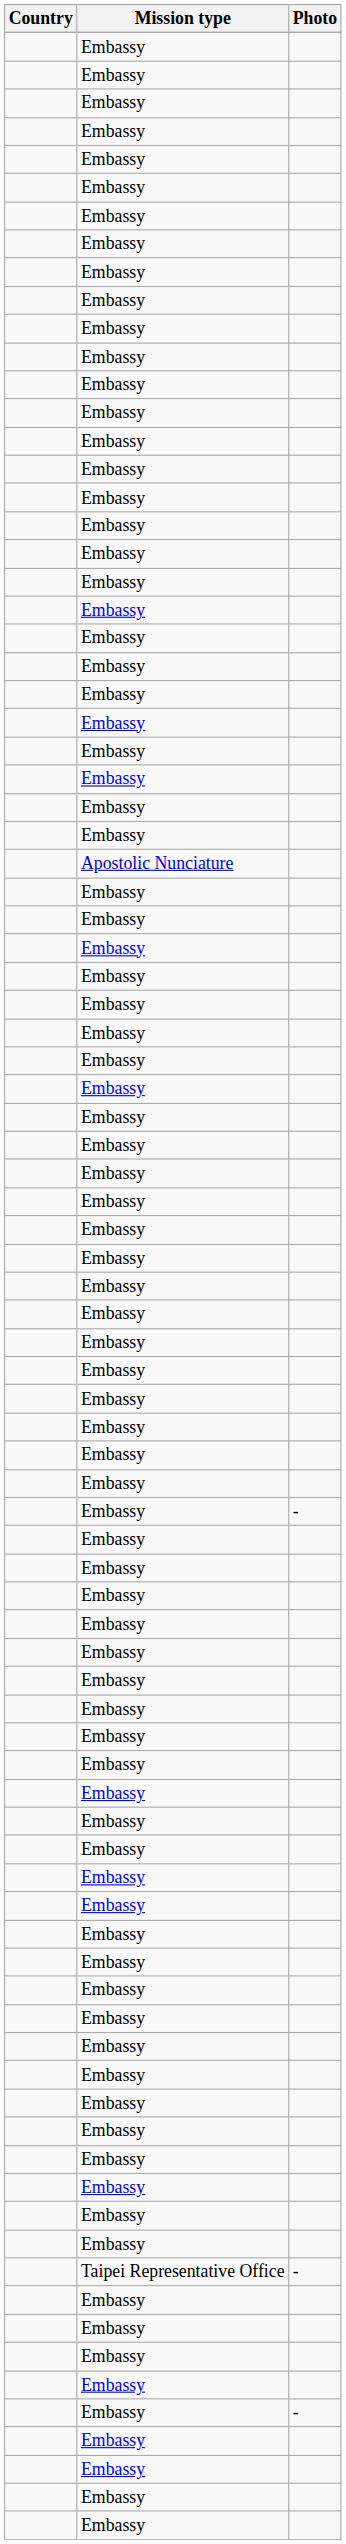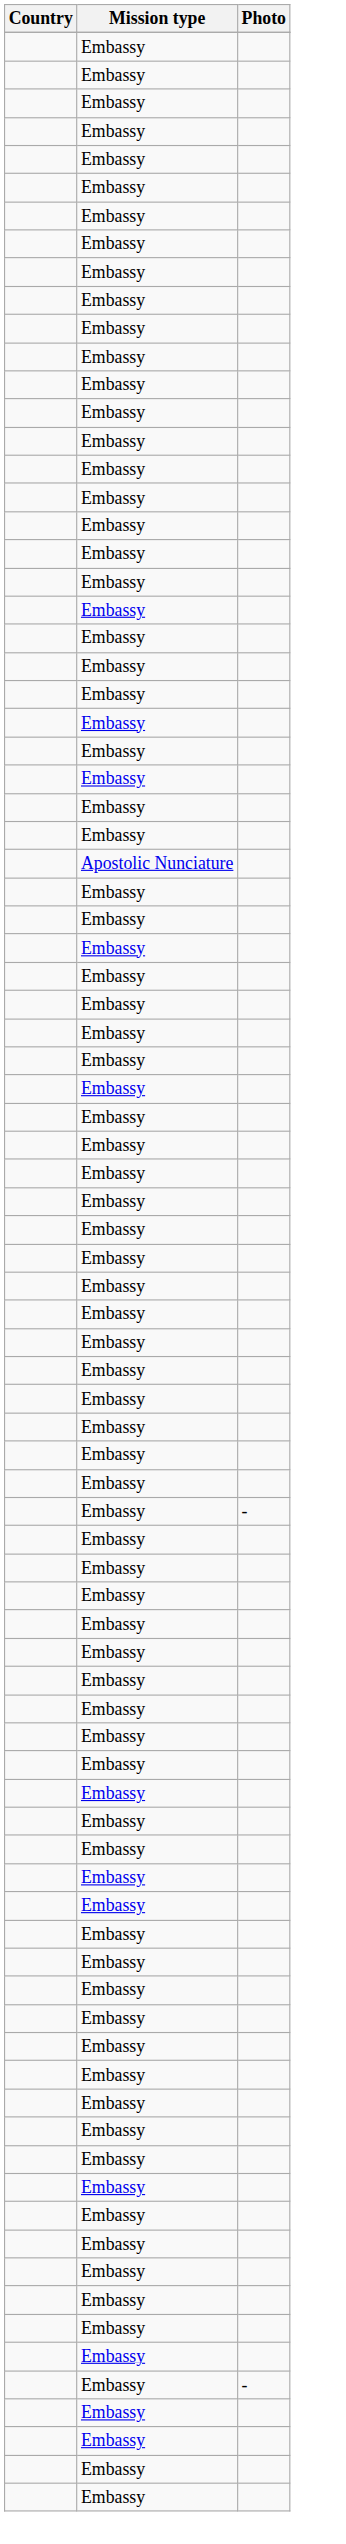- row: (183, 2271)
